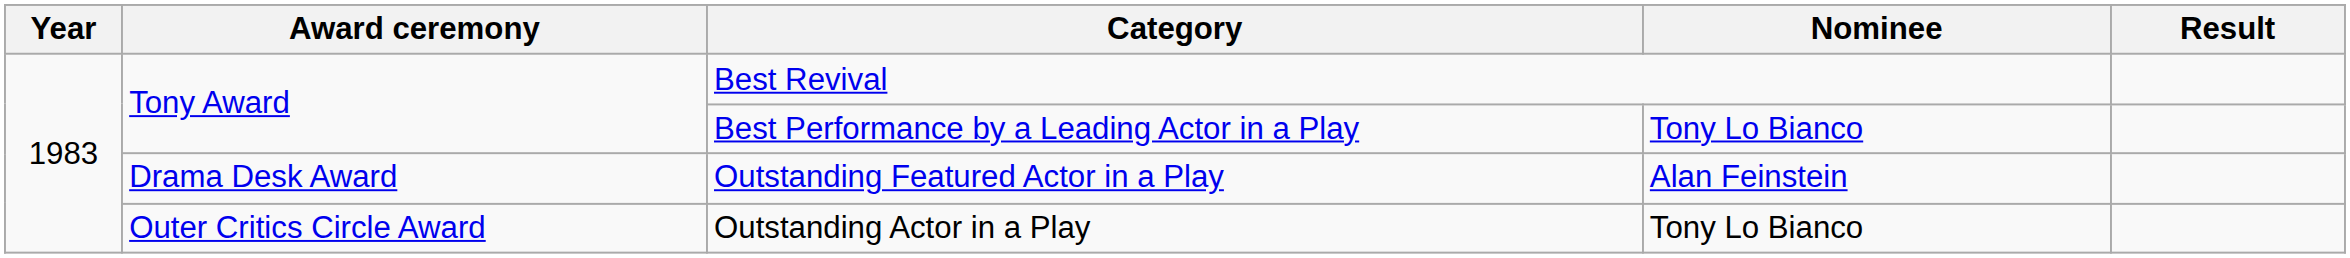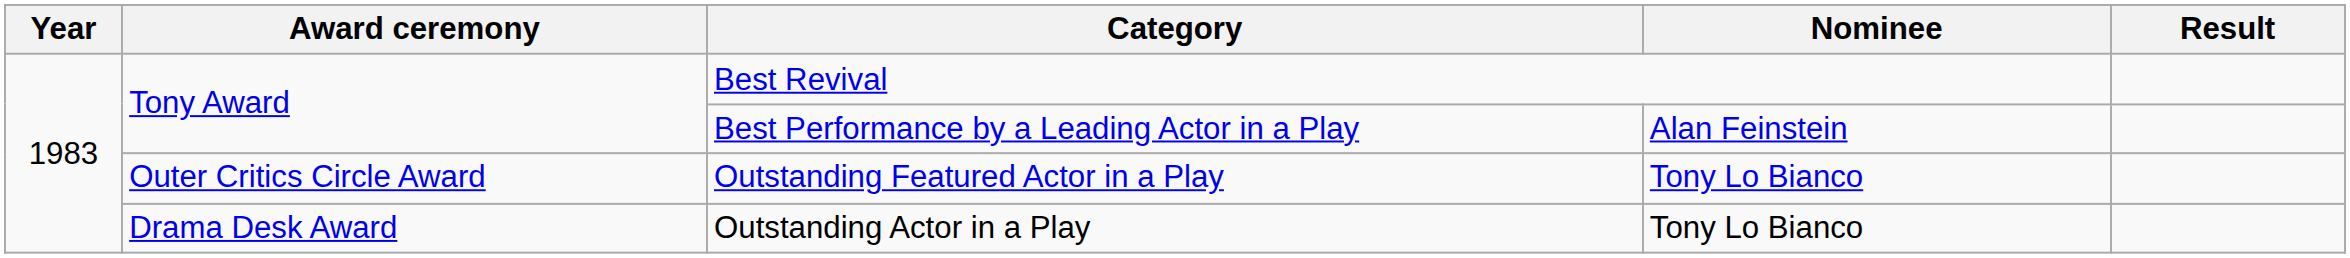(1757, 128) Tony Lo Bianco -> (1749, 128) Alan Feinstein
(263, 177) Drama Desk Award -> (307, 177) Outer Critics Circle Award
(1749, 177) Alan Feinstein -> (1757, 177) Tony Lo Bianco
(307, 227) Outer Critics Circle Award -> (263, 227) Drama Desk Award
